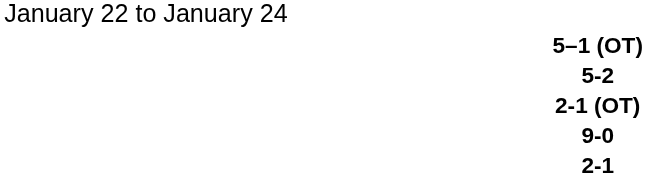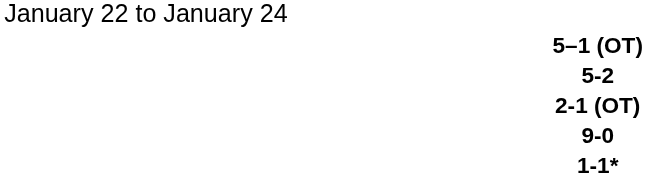+ row: (598, 165)
- row: (598, 165)
